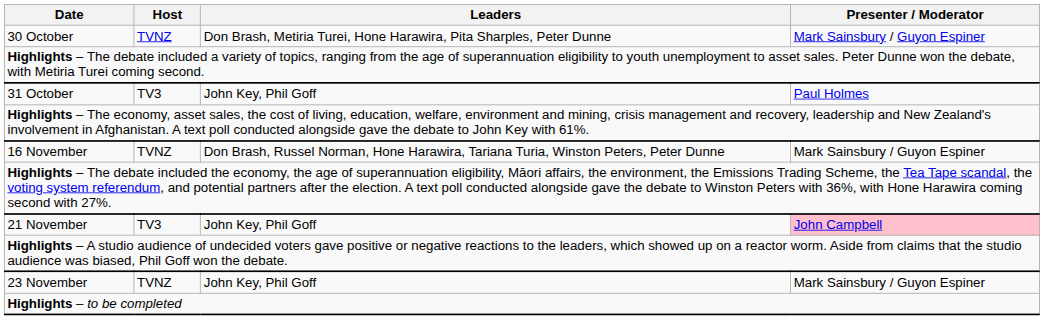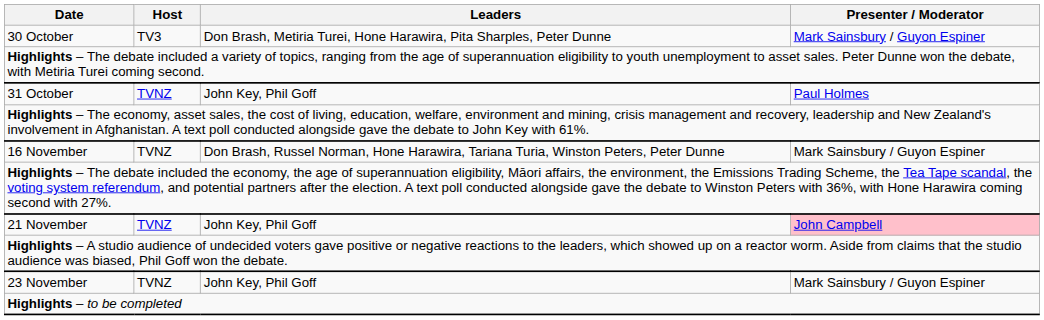(154, 36) TVNZ -> (149, 36) TV3
(149, 93) TV3 -> (154, 93) TVNZ
(149, 224) TV3 -> (154, 224) TVNZ
